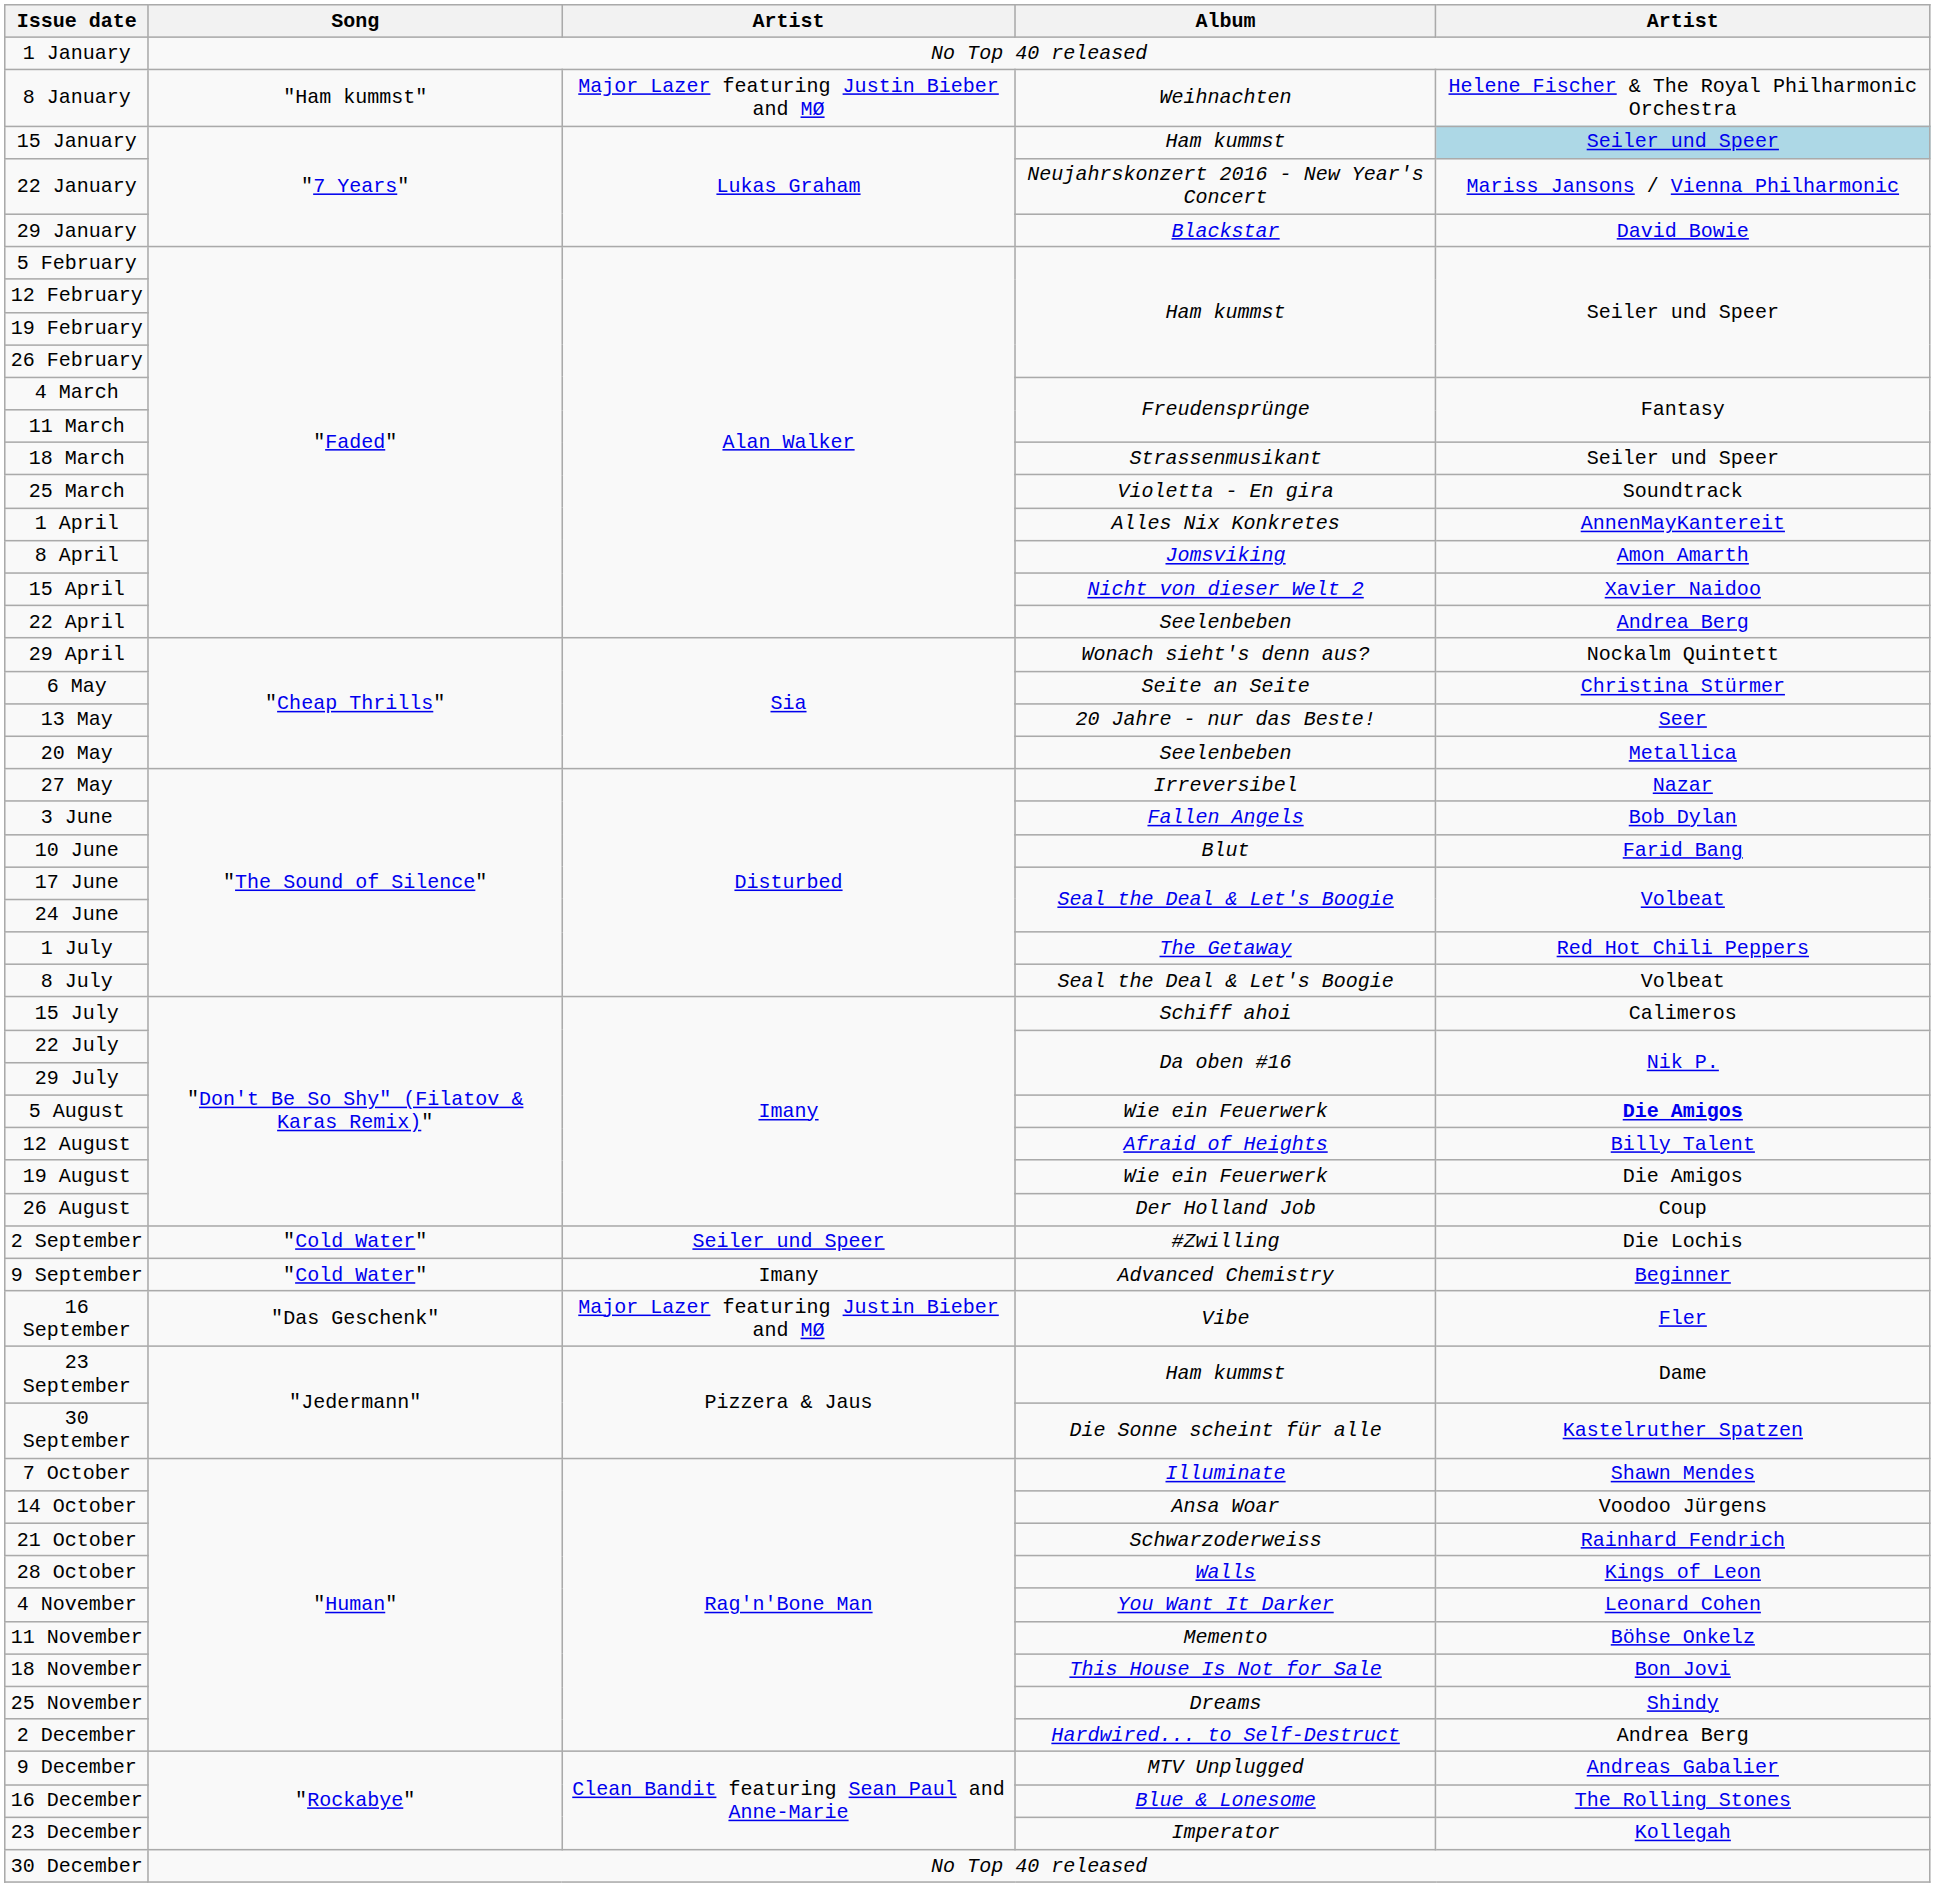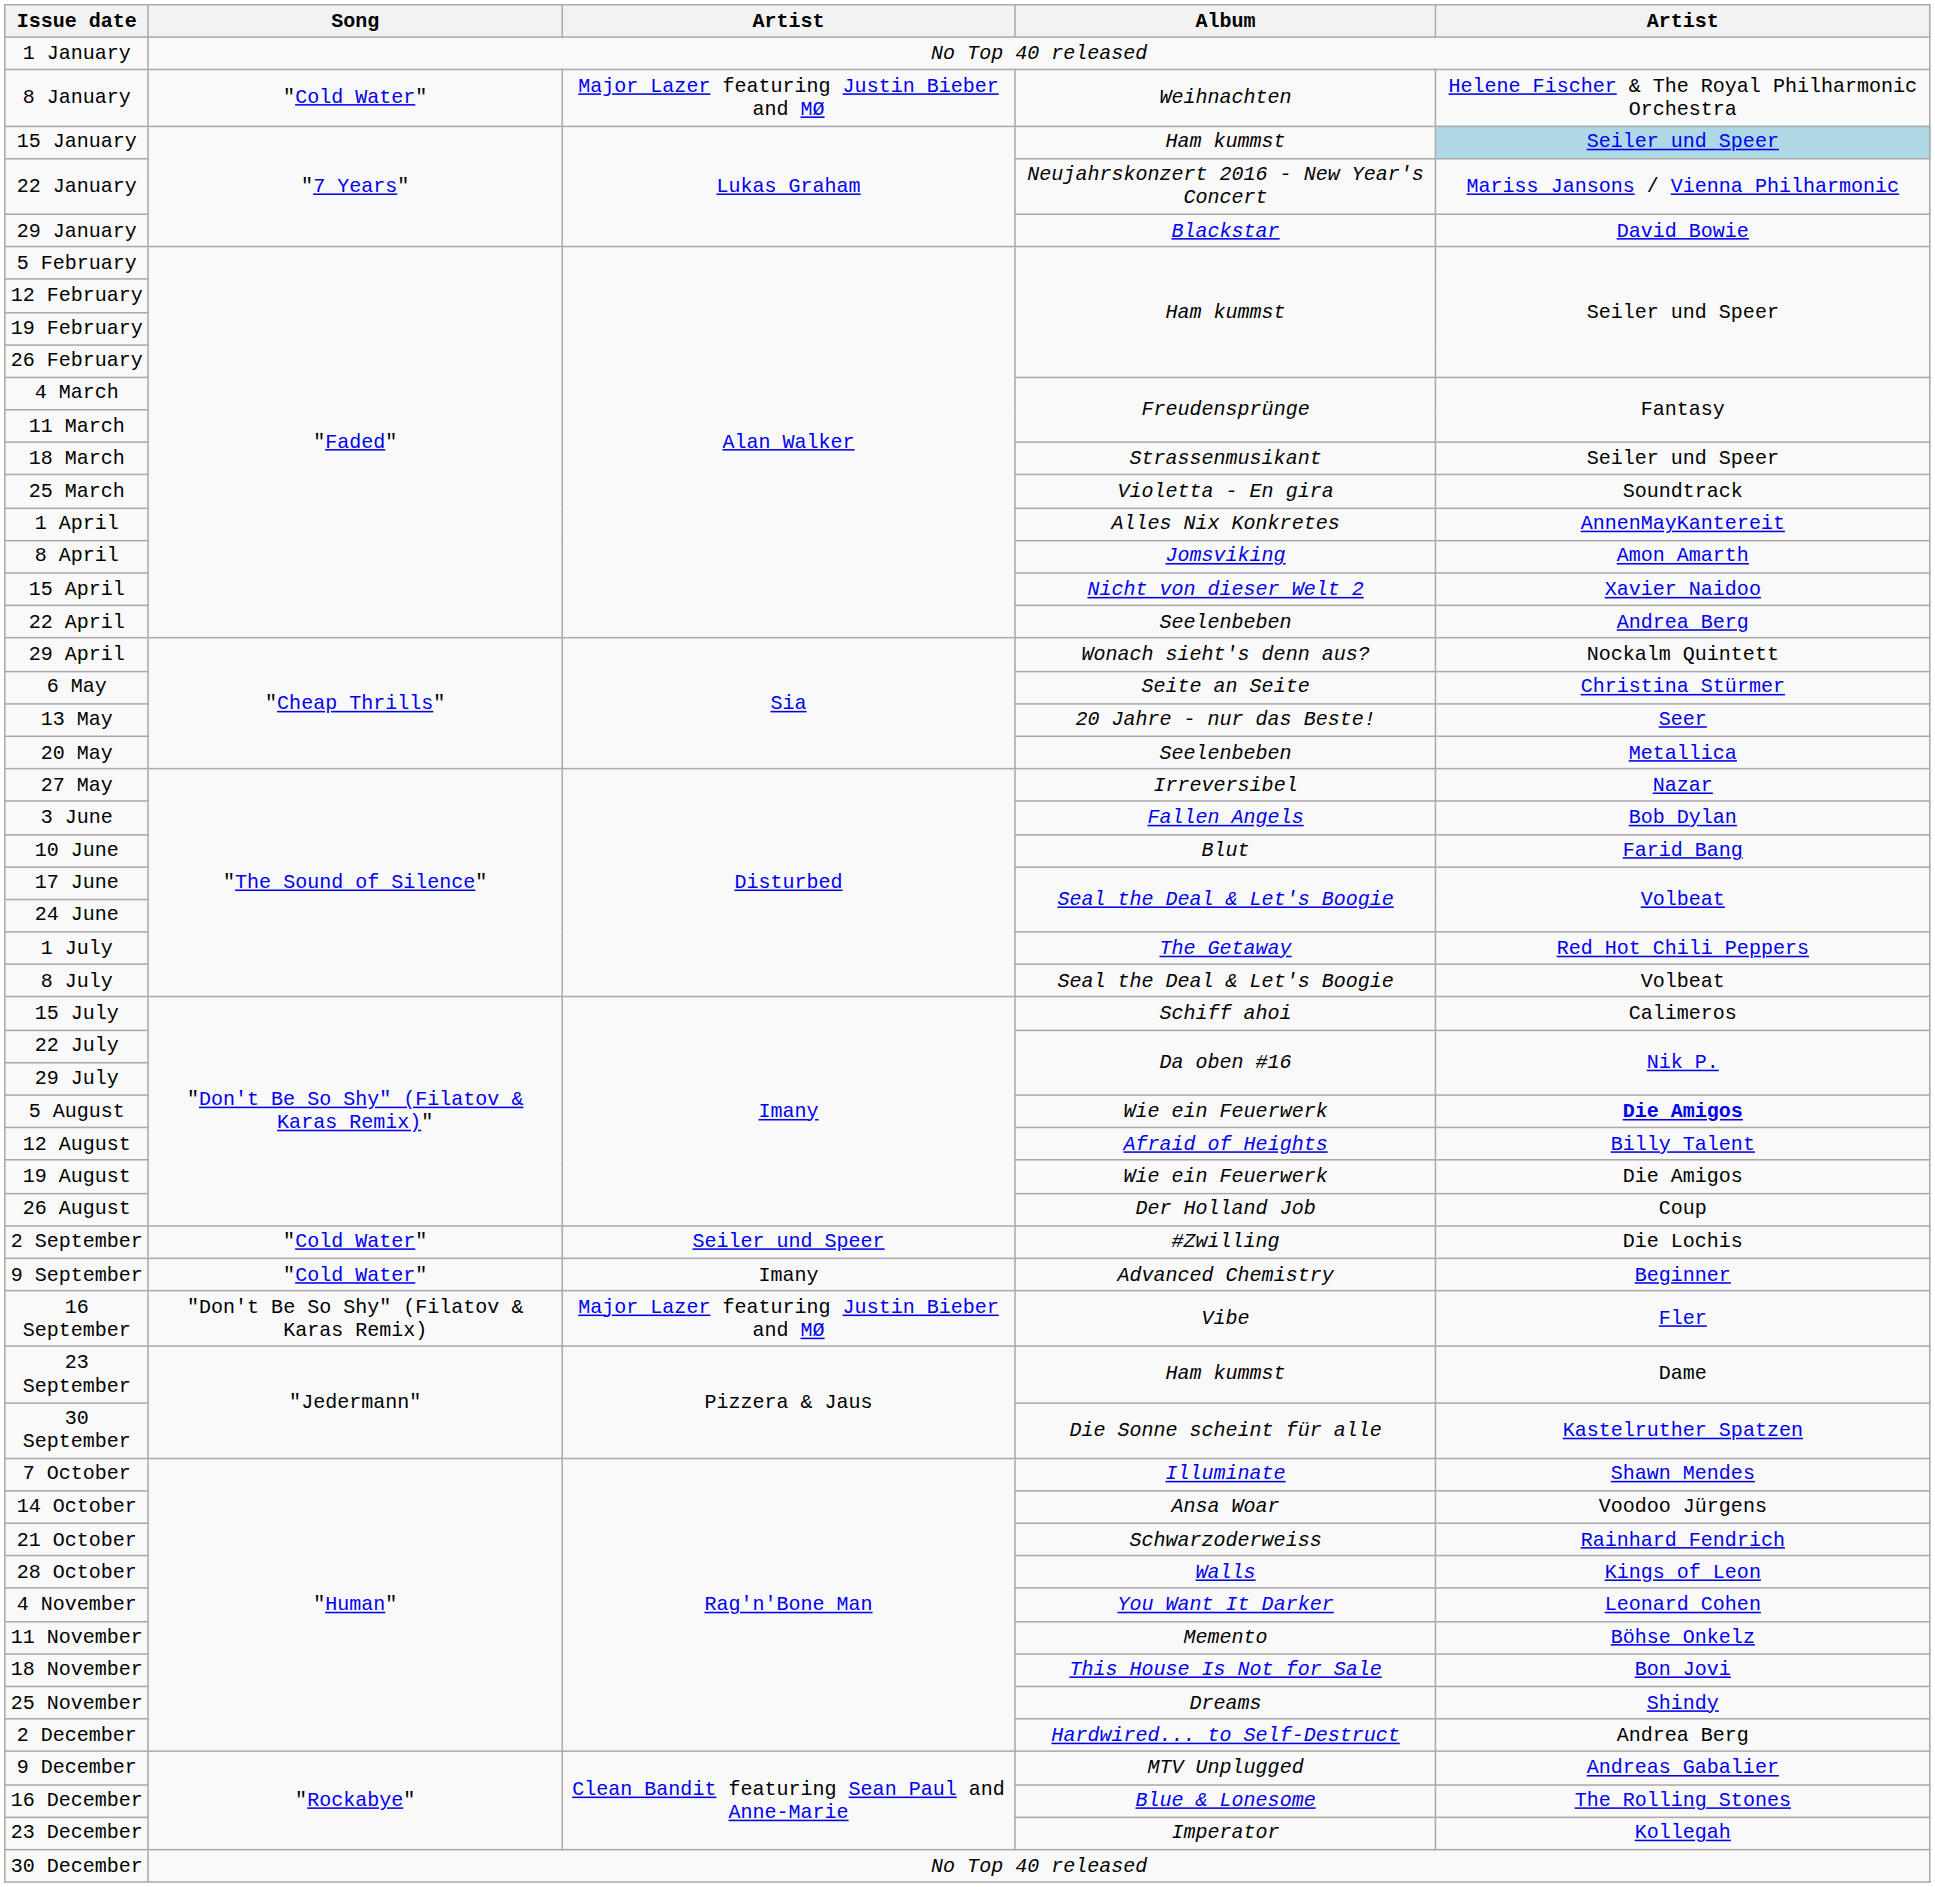(355, 98) "Ham kummst" -> (355, 98) "Cold Water"
(355, 1319) "Das Geschenk" -> (355, 1319) "Don't Be So Shy" (Filatov & Karas Remix)
